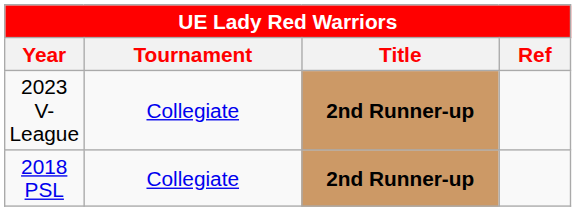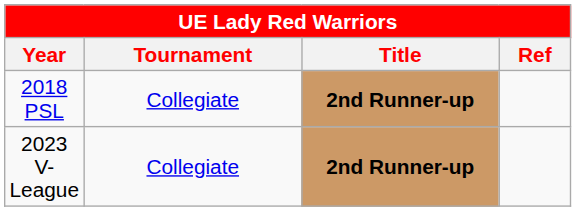rows swapped: (44, 178) <-> (44, 111)
